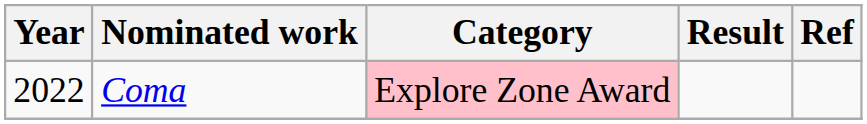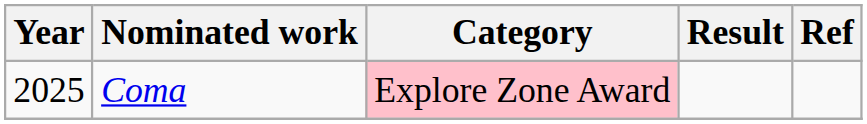(49, 89) 2022 -> (49, 89) 2025
